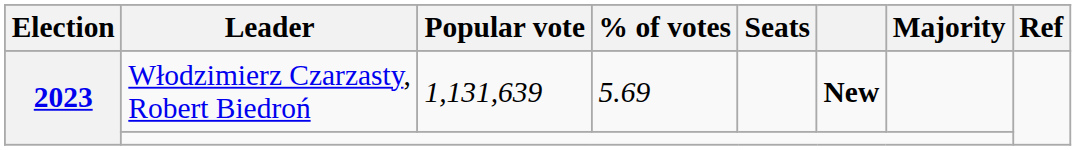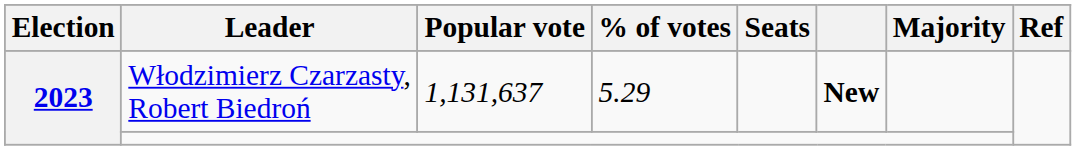(483, 91) 1,131,639 -> (483, 91) 1,131,637
(624, 91) 5.69 -> (624, 91) 5.29
